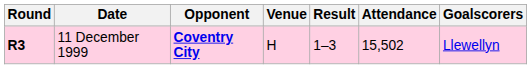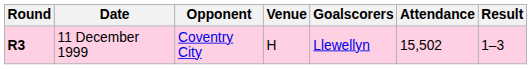columns swapped: (334, 15) <-> (483, 15)
(203, 44) bold -> (206, 44) normal
